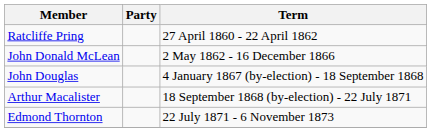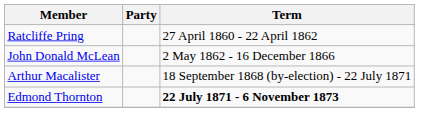- row: (43, 76)
(248, 117) normal -> (251, 96) bold
